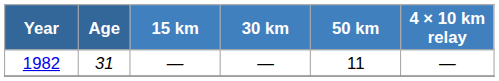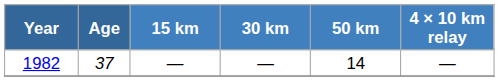(104, 63) 31 -> (104, 63) 37
(356, 63) 11 -> (356, 63) 14
